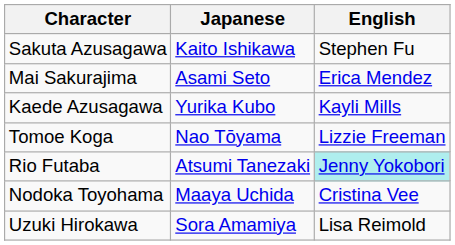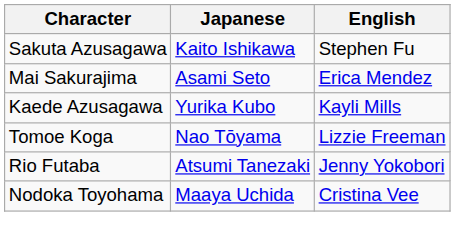(382, 166) paleturquoise background -> (382, 166) no background
- row: (73, 225)
